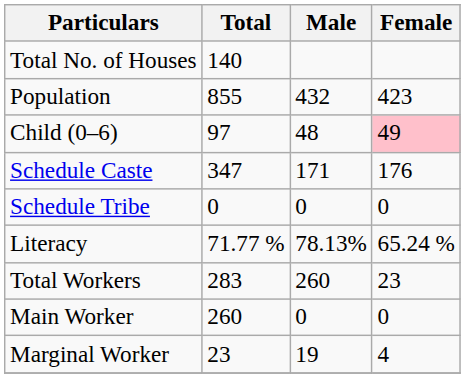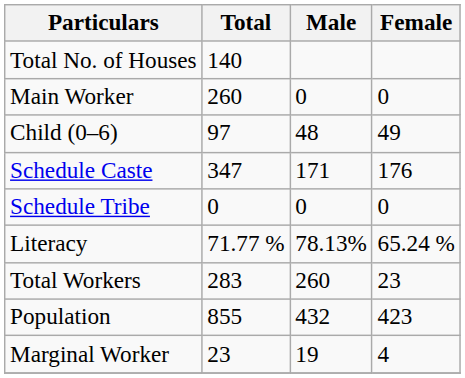rows swapped: (60, 96) <-> (72, 317)
(389, 133) pink background -> (389, 133) no background
